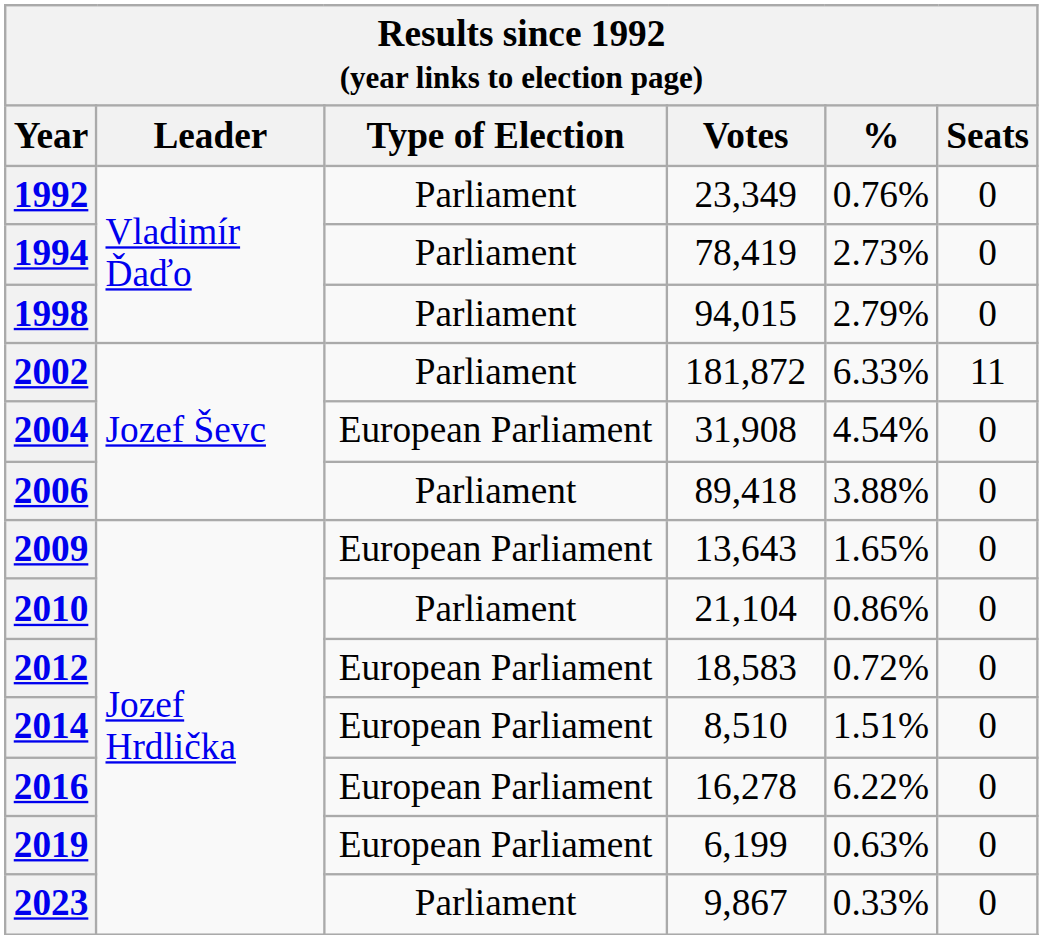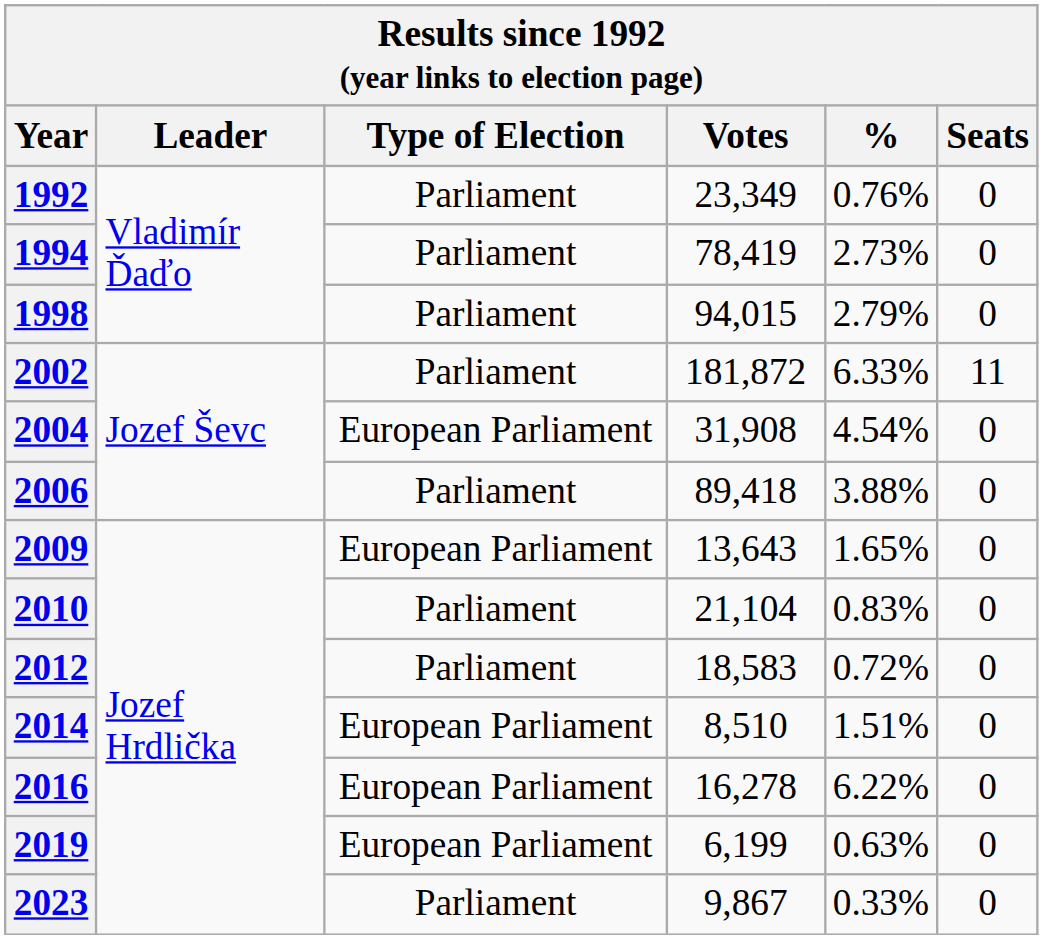(881, 608) 0.86% -> (881, 608) 0.83%
(495, 667) European Parliament -> (495, 667) Parliament
